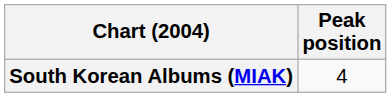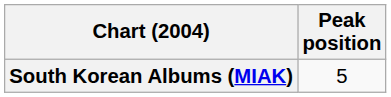(342, 75) 4 -> (342, 75) 5
